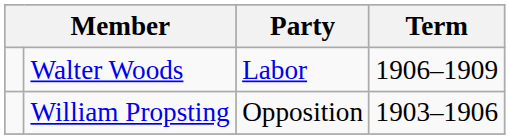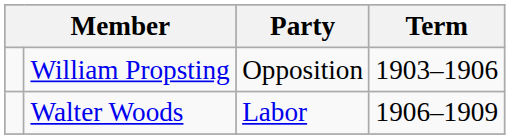rows swapped: (130, 112) <-> (107, 69)
